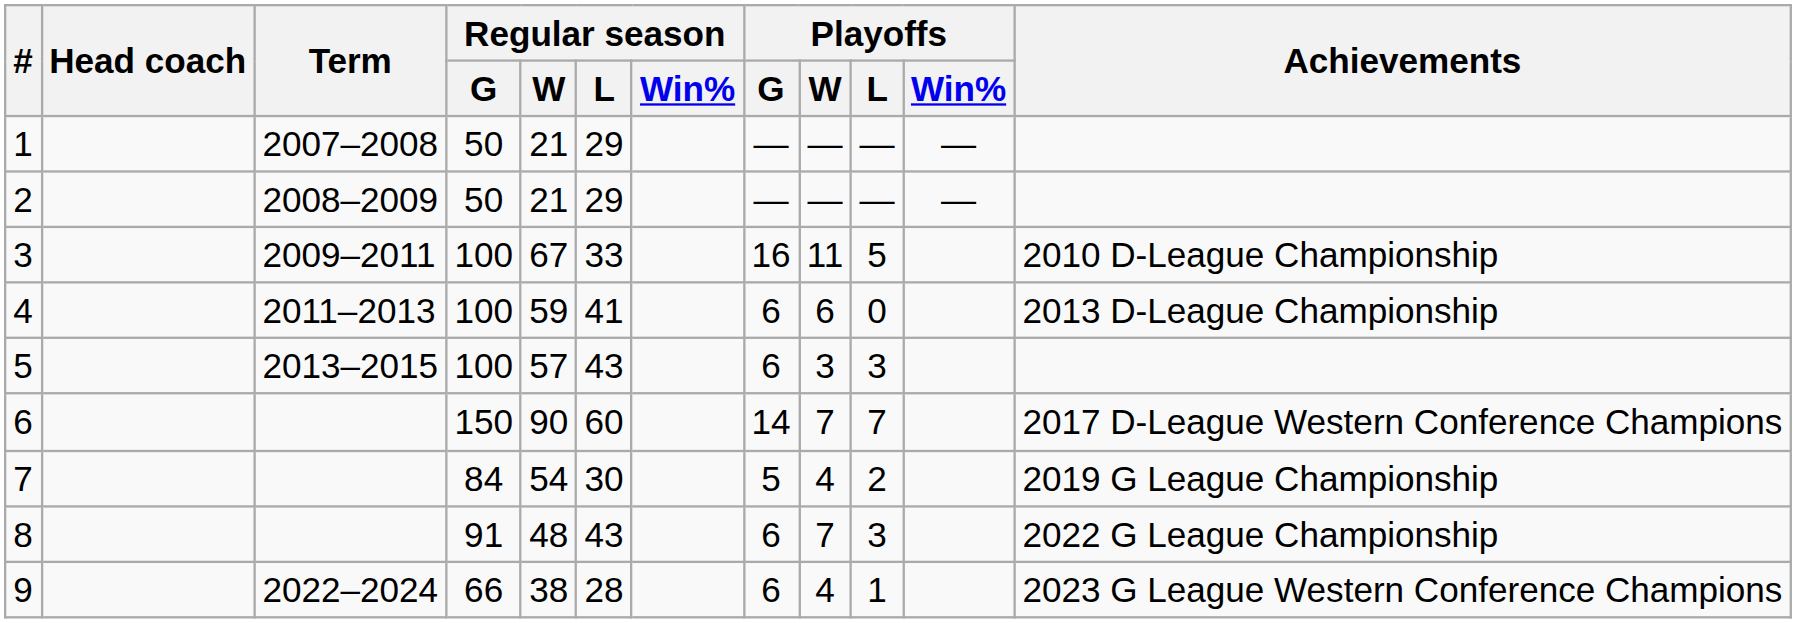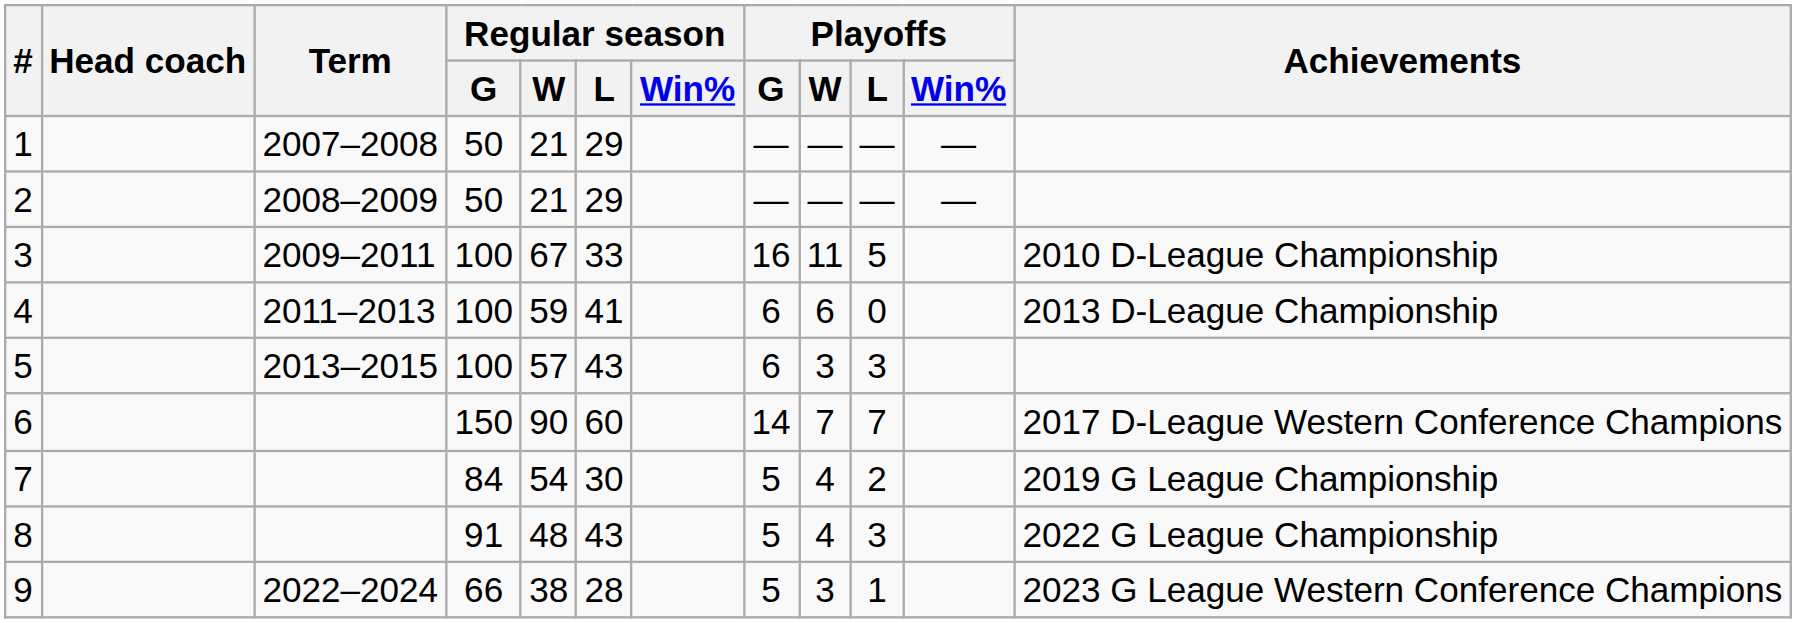(771, 533) 6 -> (771, 533) 5
(825, 533) 7 -> (825, 533) 4
(771, 589) 6 -> (771, 589) 5
(825, 589) 4 -> (825, 589) 3
